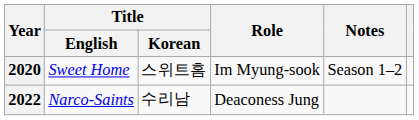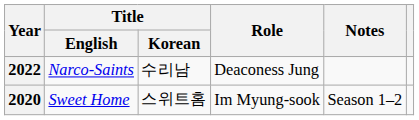rows swapped: (25, 70) <-> (25, 99)
